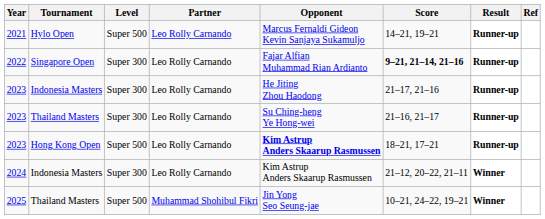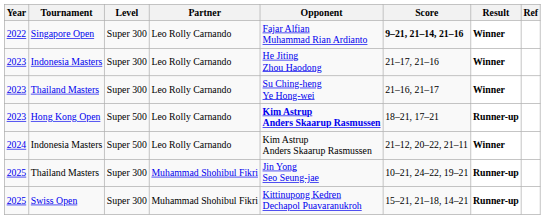- row: (16, 34)
(496, 62) Runner-up -> (489, 34) Winner
(496, 90) Runner-up -> (489, 62) Winner
(496, 118) Runner-up -> (489, 90) Winner
(127, 173) Super 300 -> (127, 145) Super 500
(127, 201) Super 500 -> (127, 173) Super 300
(489, 201) Winner -> (496, 173) Runner-up
+ row: (16, 201)
